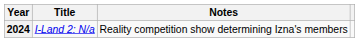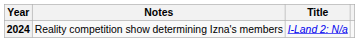columns swapped: (65, 12) <-> (224, 12)
